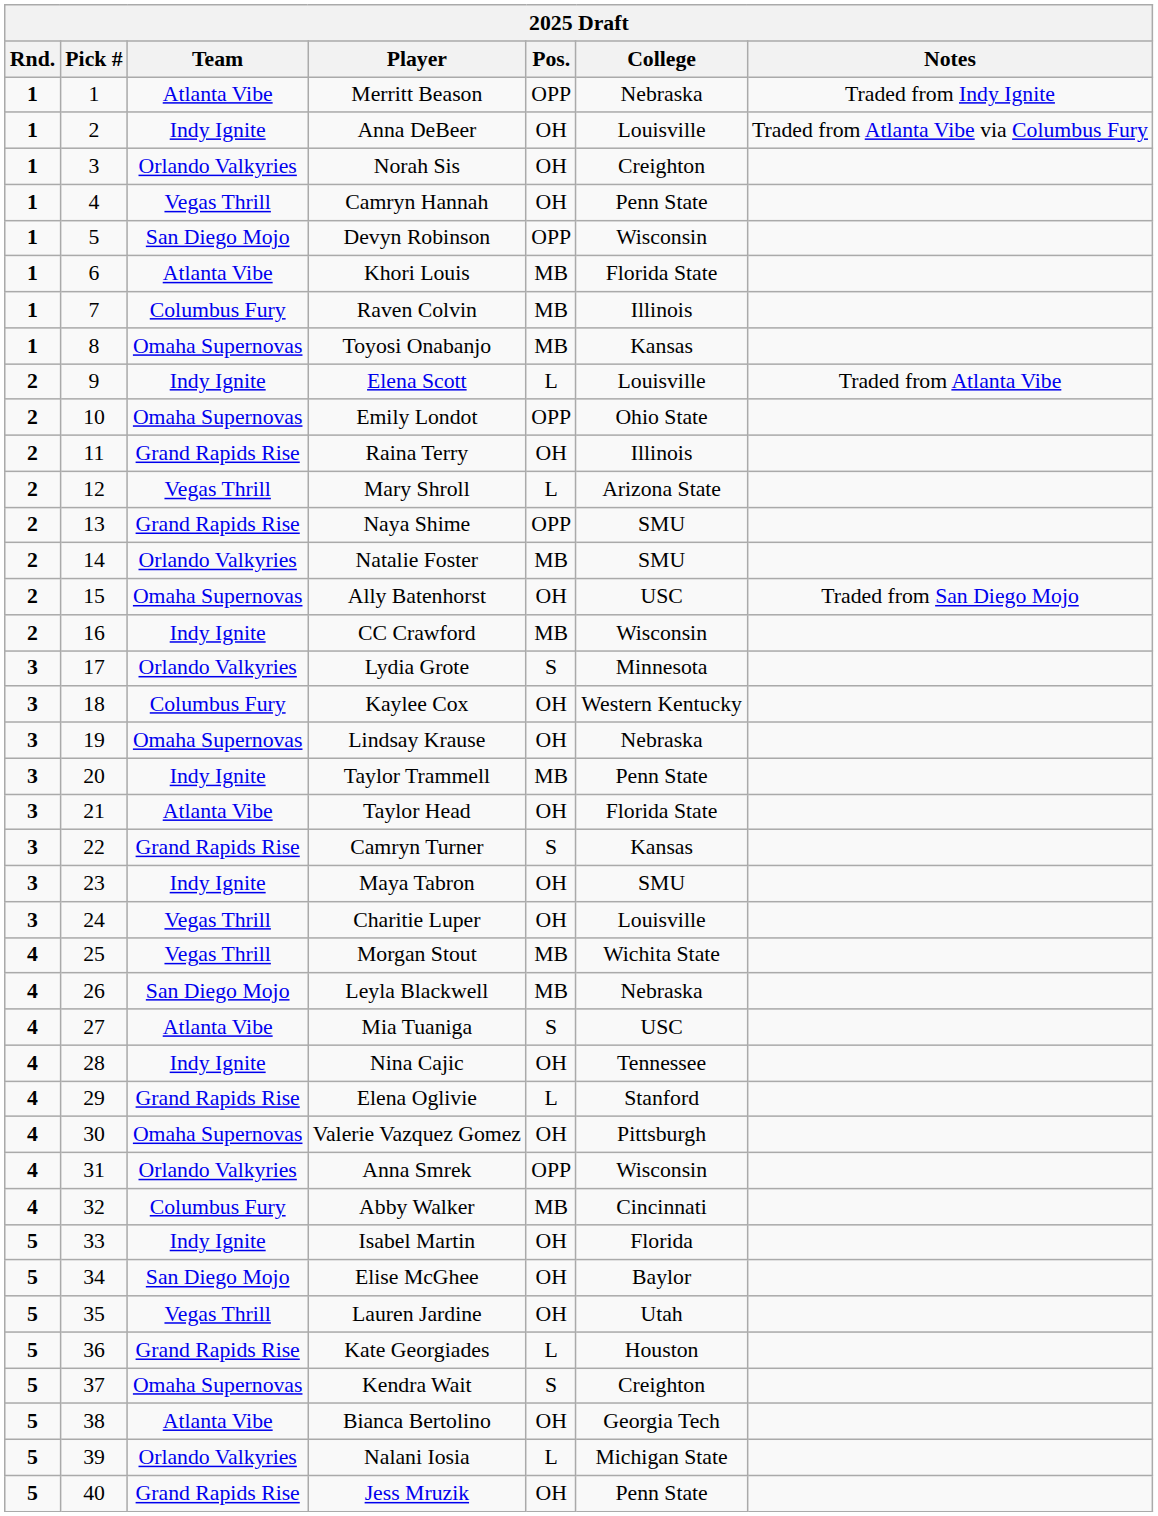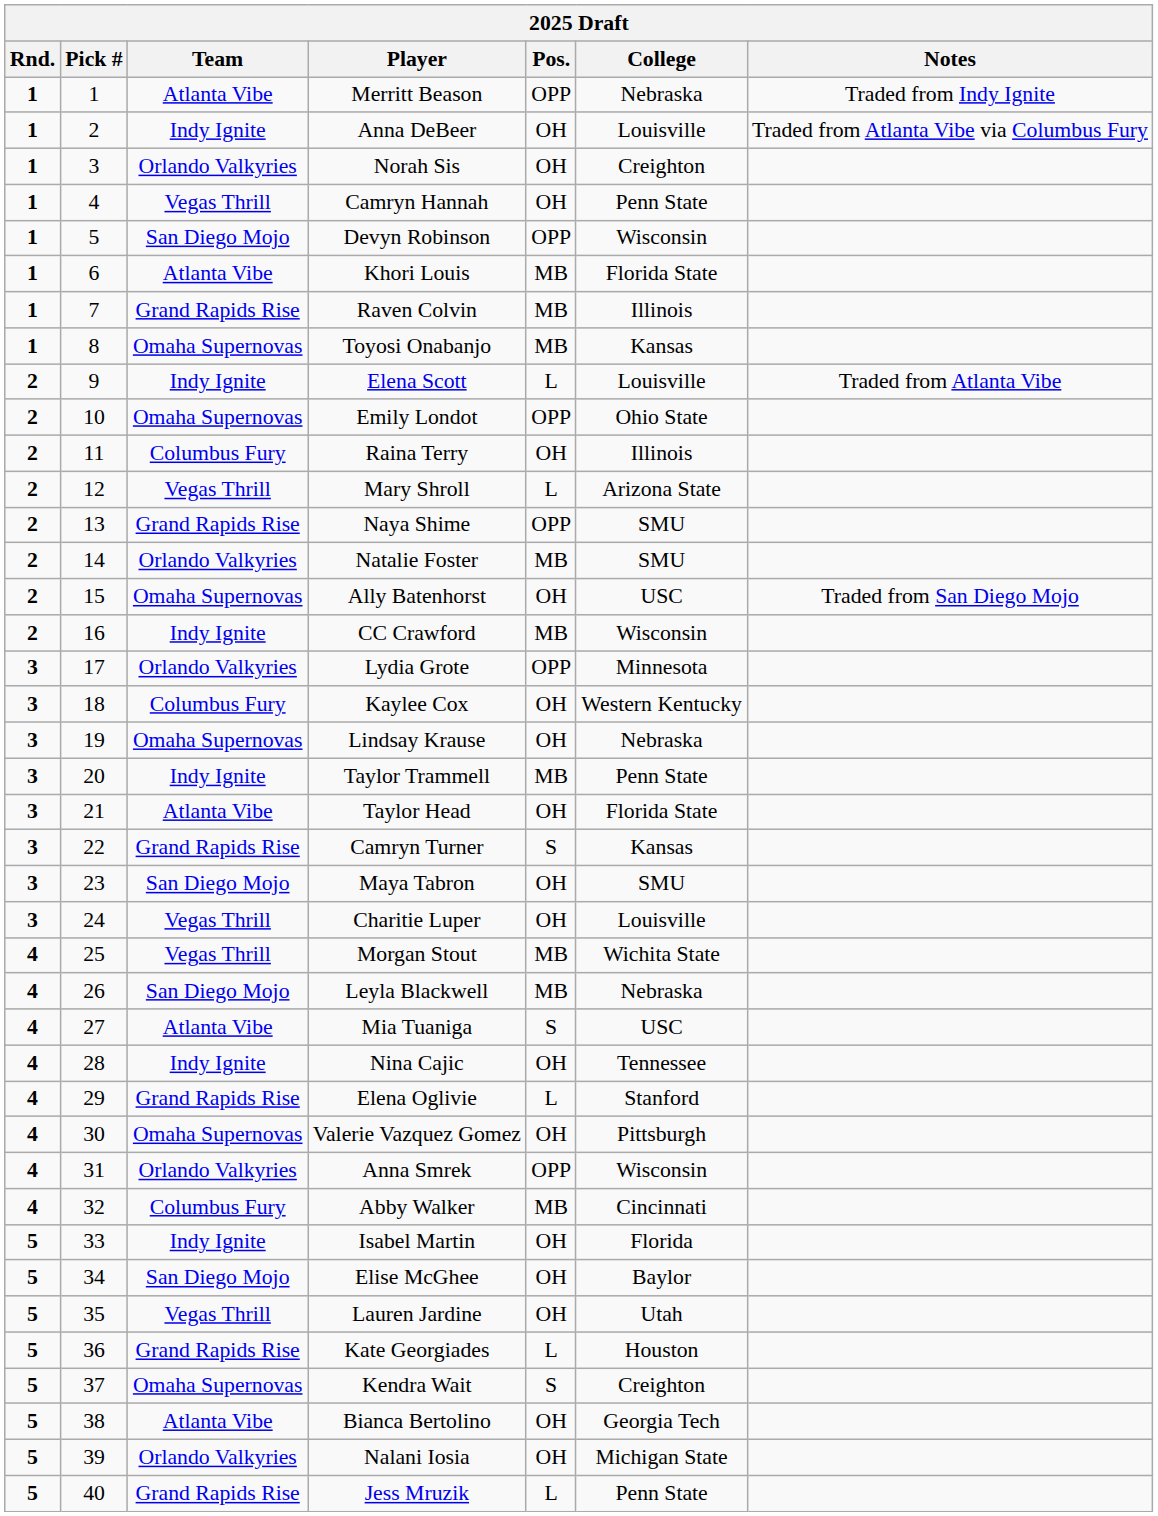(218, 309) Columbus Fury -> (218, 309) Grand Rapids Rise
(218, 453) Grand Rapids Rise -> (218, 453) Columbus Fury
(551, 668) S -> (551, 668) OPP
(218, 883) Indy Ignite -> (218, 883) San Diego Mojo
(551, 1457) L -> (551, 1457) OH
(551, 1493) OH -> (551, 1493) L
